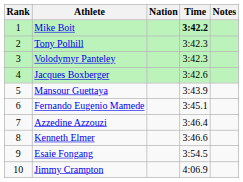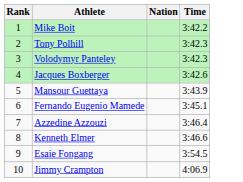- column: (224, 12)
(195, 28) bold -> (195, 28) normal
